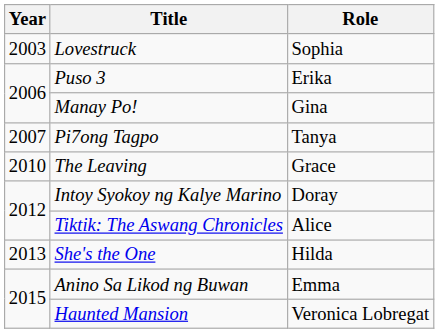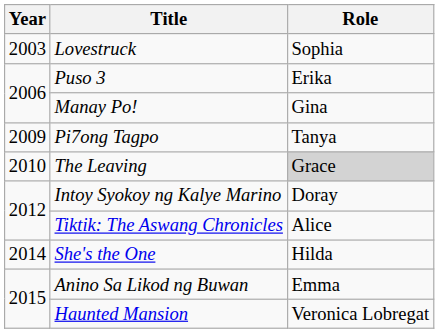(27, 136) 2007 -> (27, 136) 2009
(314, 166) no background -> (314, 166) lightgrey background
(27, 254) 2013 -> (27, 254) 2014
